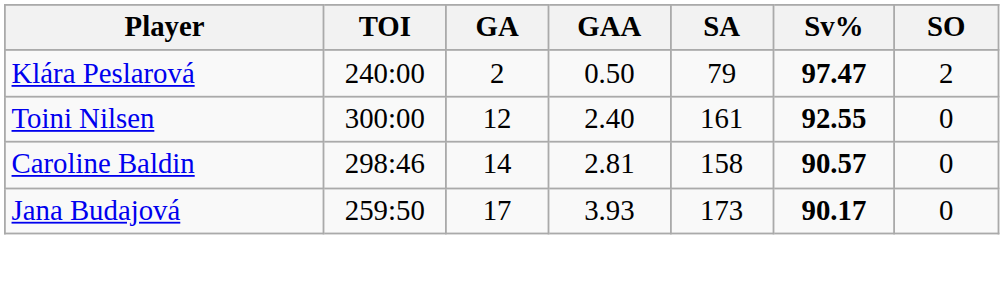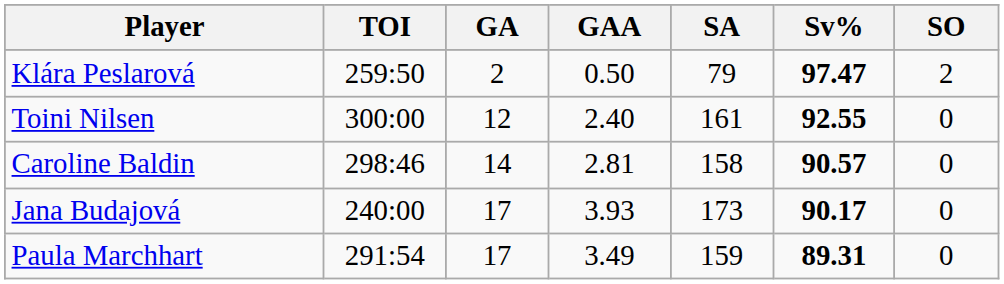(385, 73) 240:00 -> (385, 73) 259:50
(385, 210) 259:50 -> (385, 210) 240:00
+ row: (107, 255)
